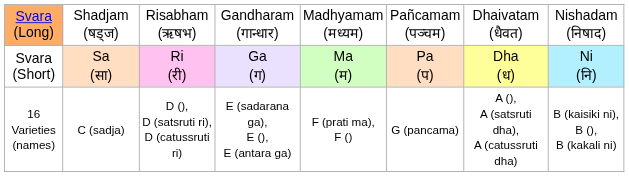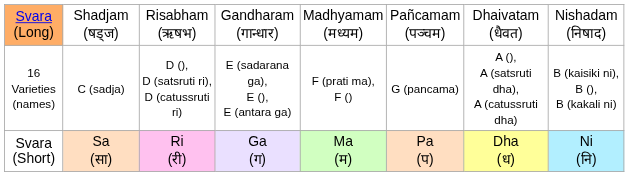rows swapped: (34, 66) <-> (34, 130)
